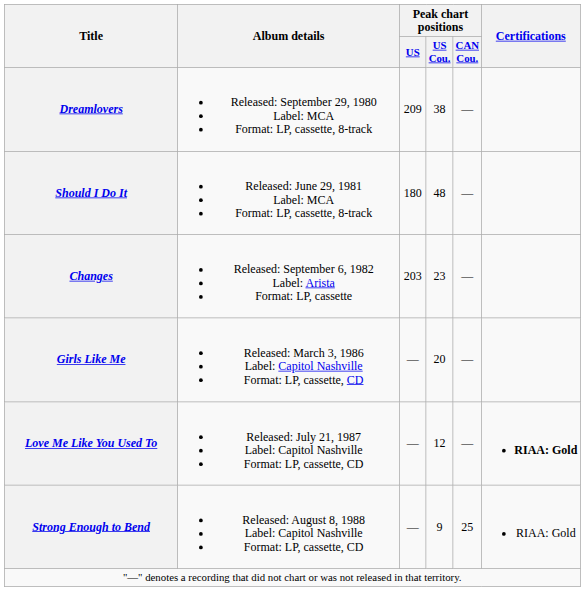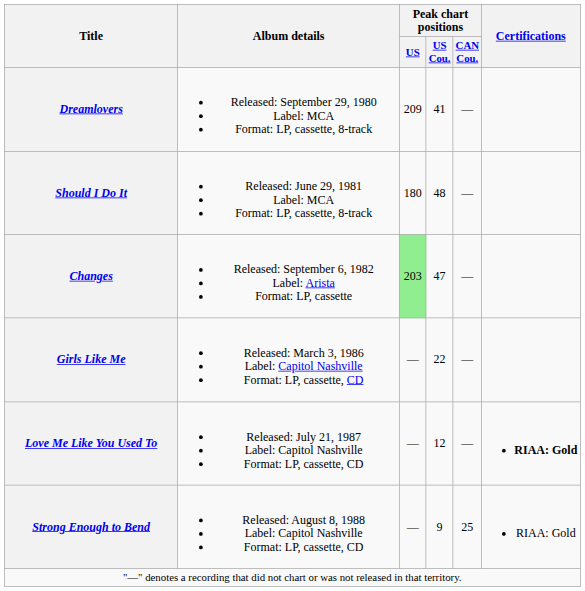(440, 109) 38 -> (440, 109) 41
(413, 276) no background -> (413, 276) lightgreen background
(440, 276) 23 -> (440, 276) 47
(440, 359) 20 -> (440, 359) 22
